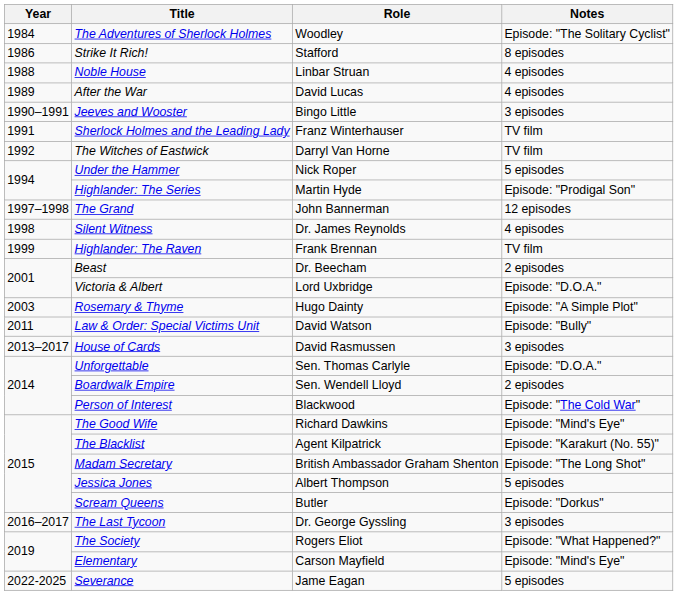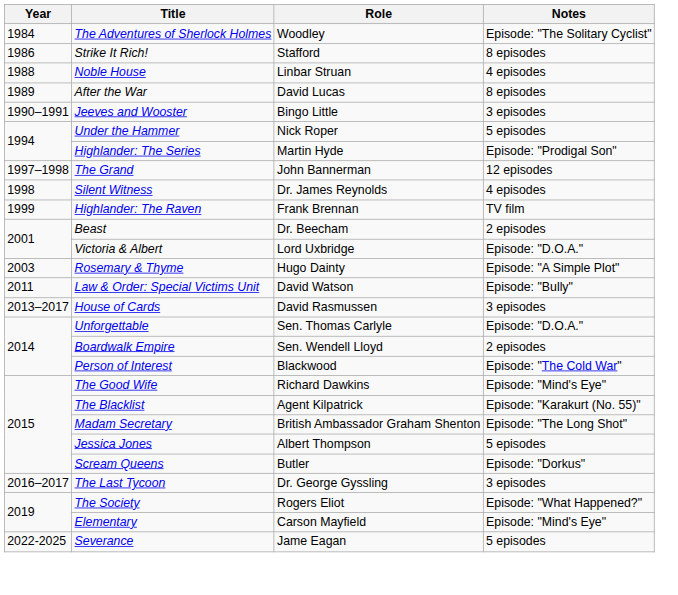(534, 92) 4 episodes -> (516, 92) 8 episodes
- row: (182, 131)
- row: (142, 151)
